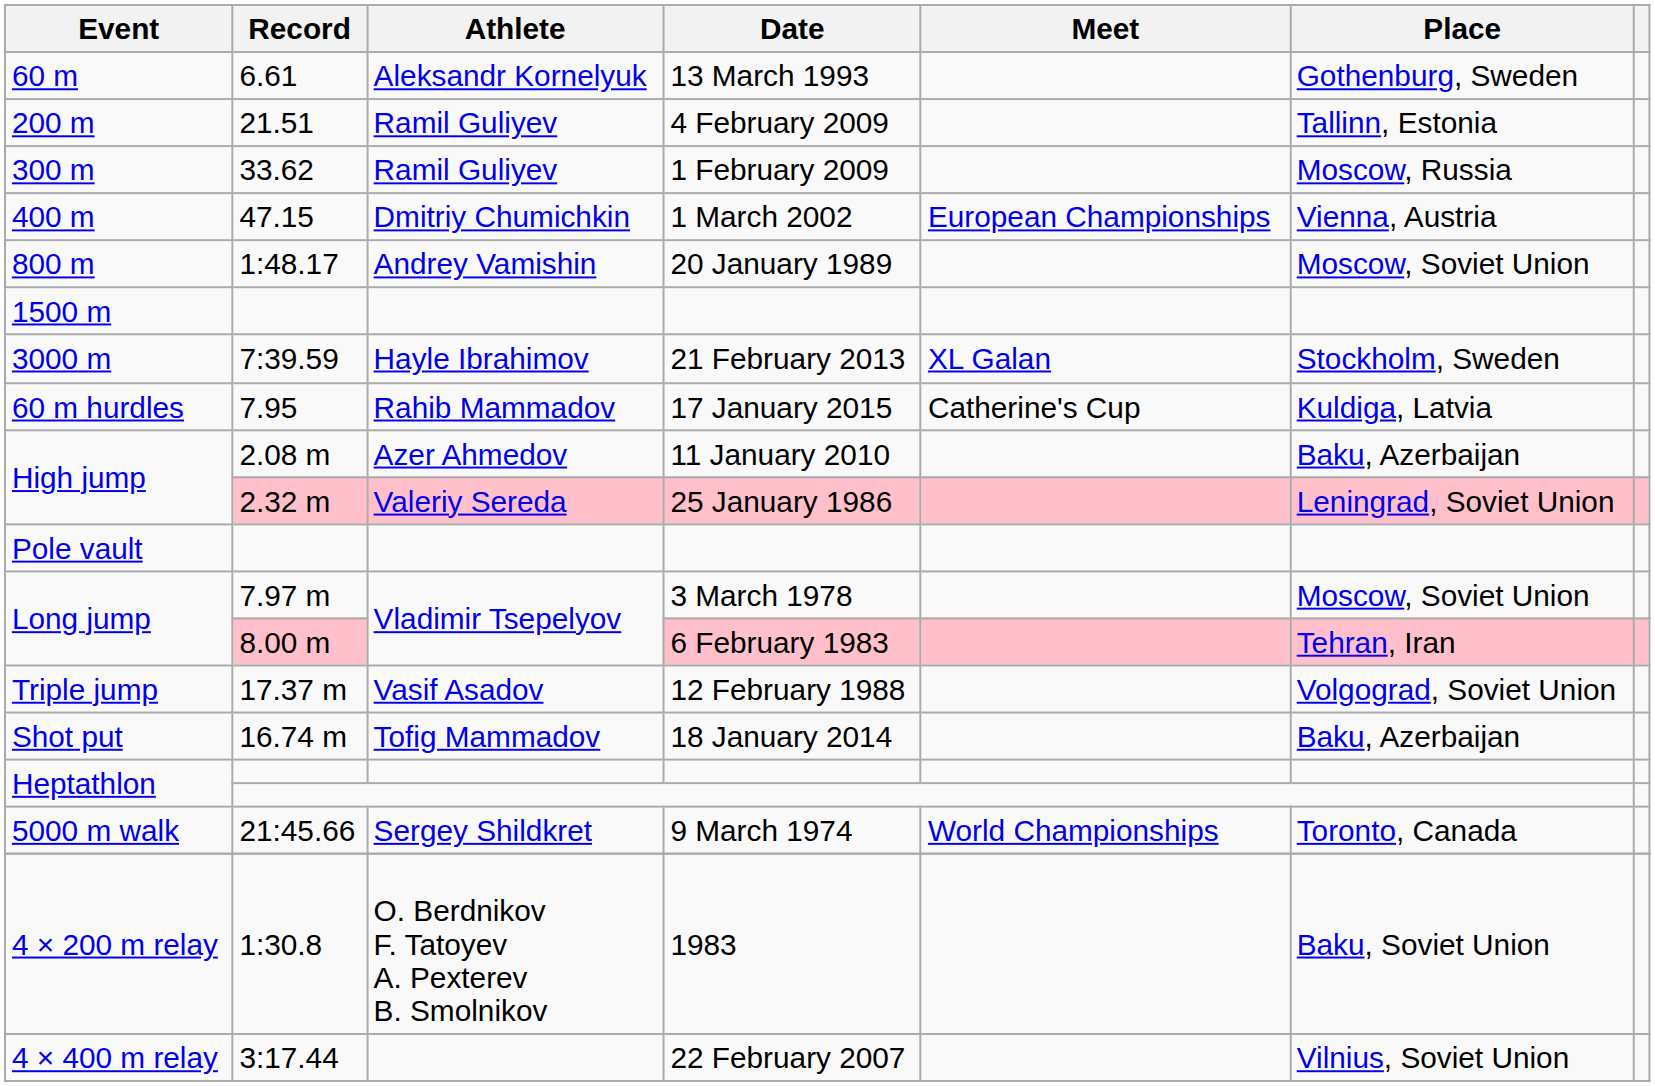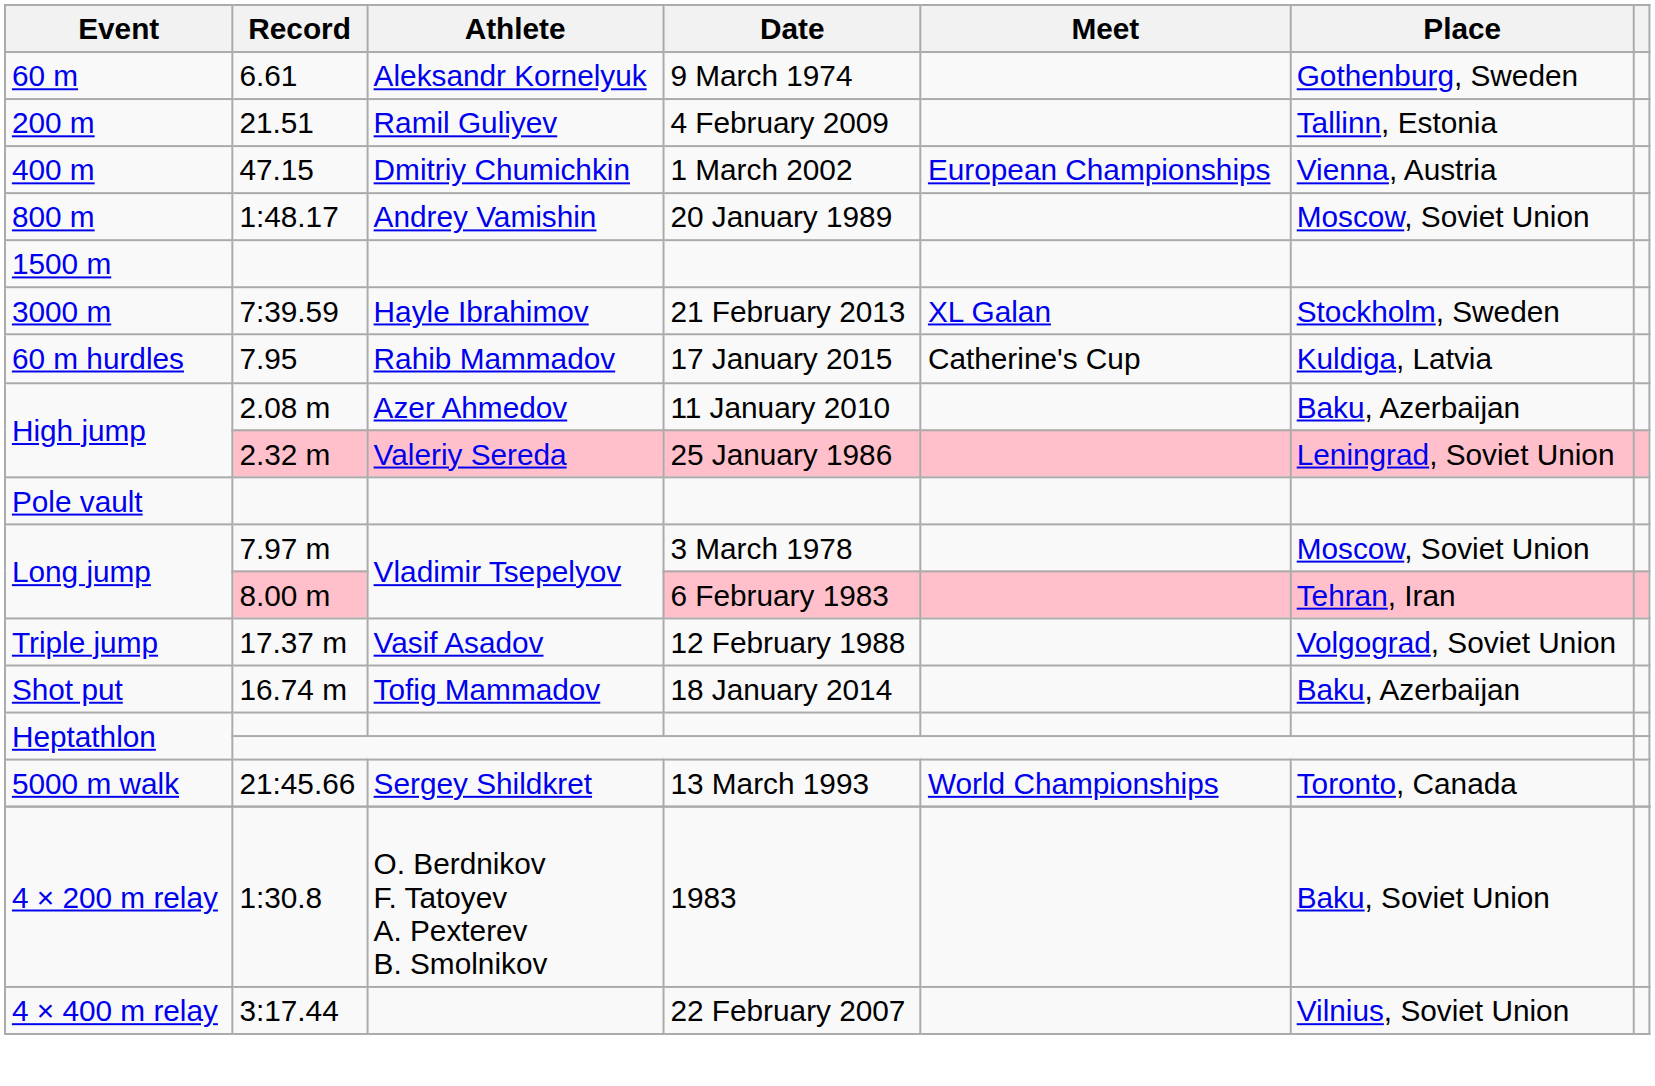(770, 76) 13 March 1993 -> (761, 76) 9 March 1974
- row: (53, 170)
(761, 831) 9 March 1974 -> (770, 783) 13 March 1993
